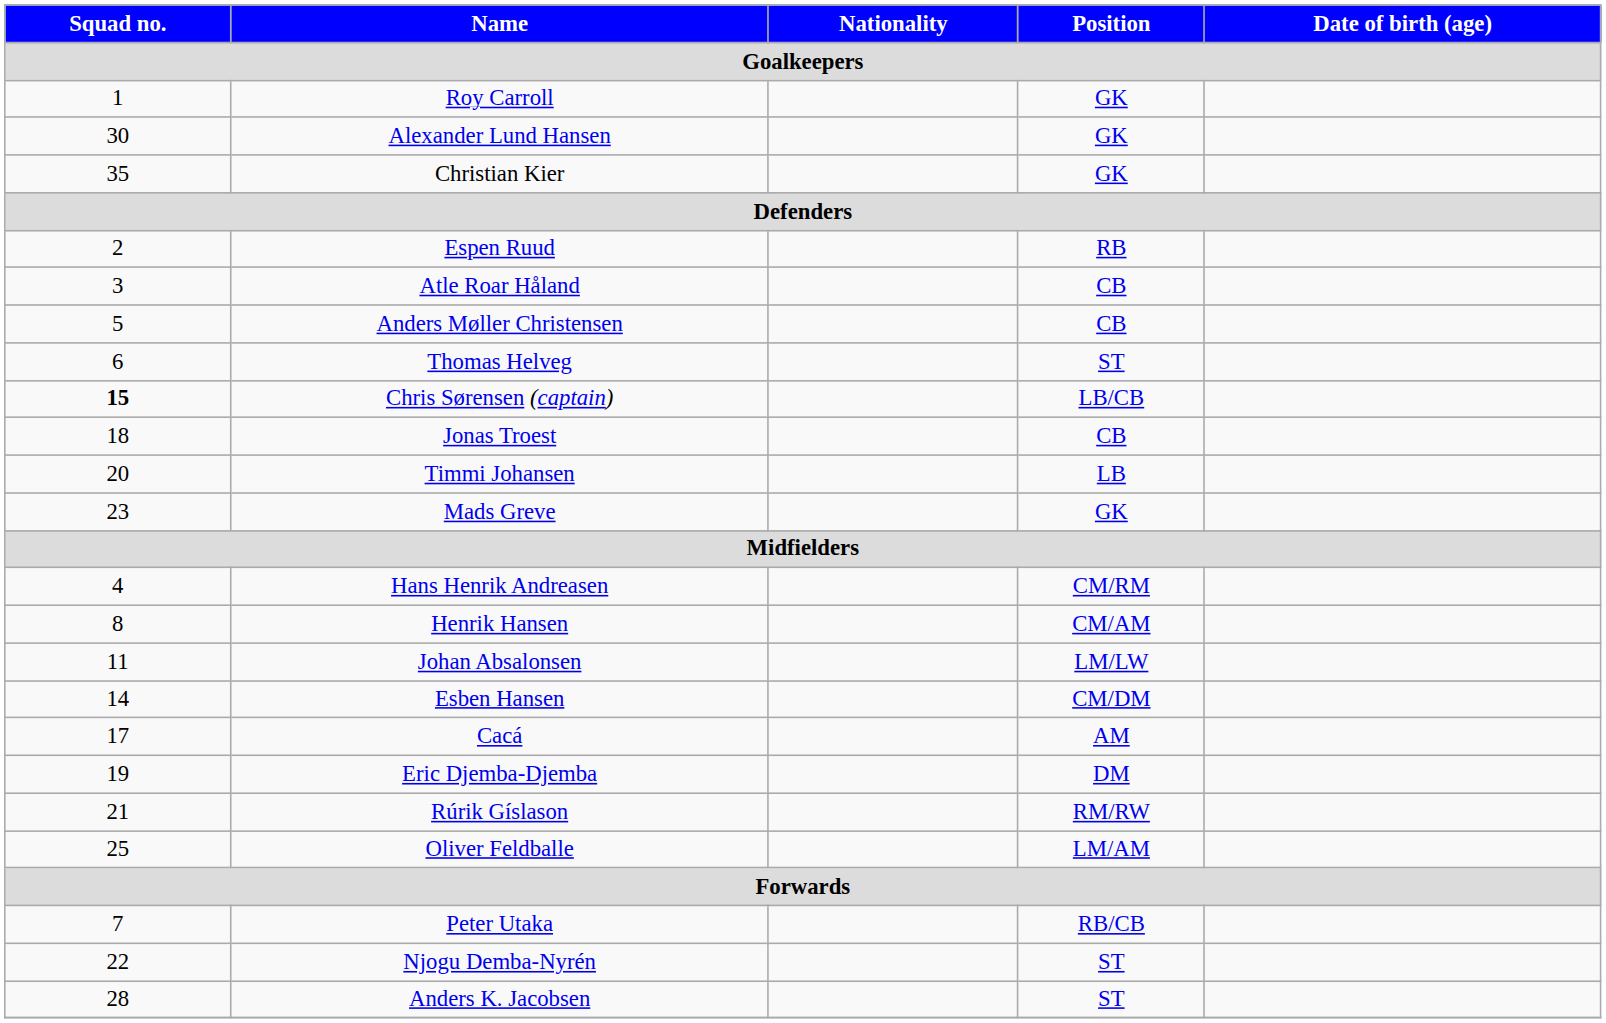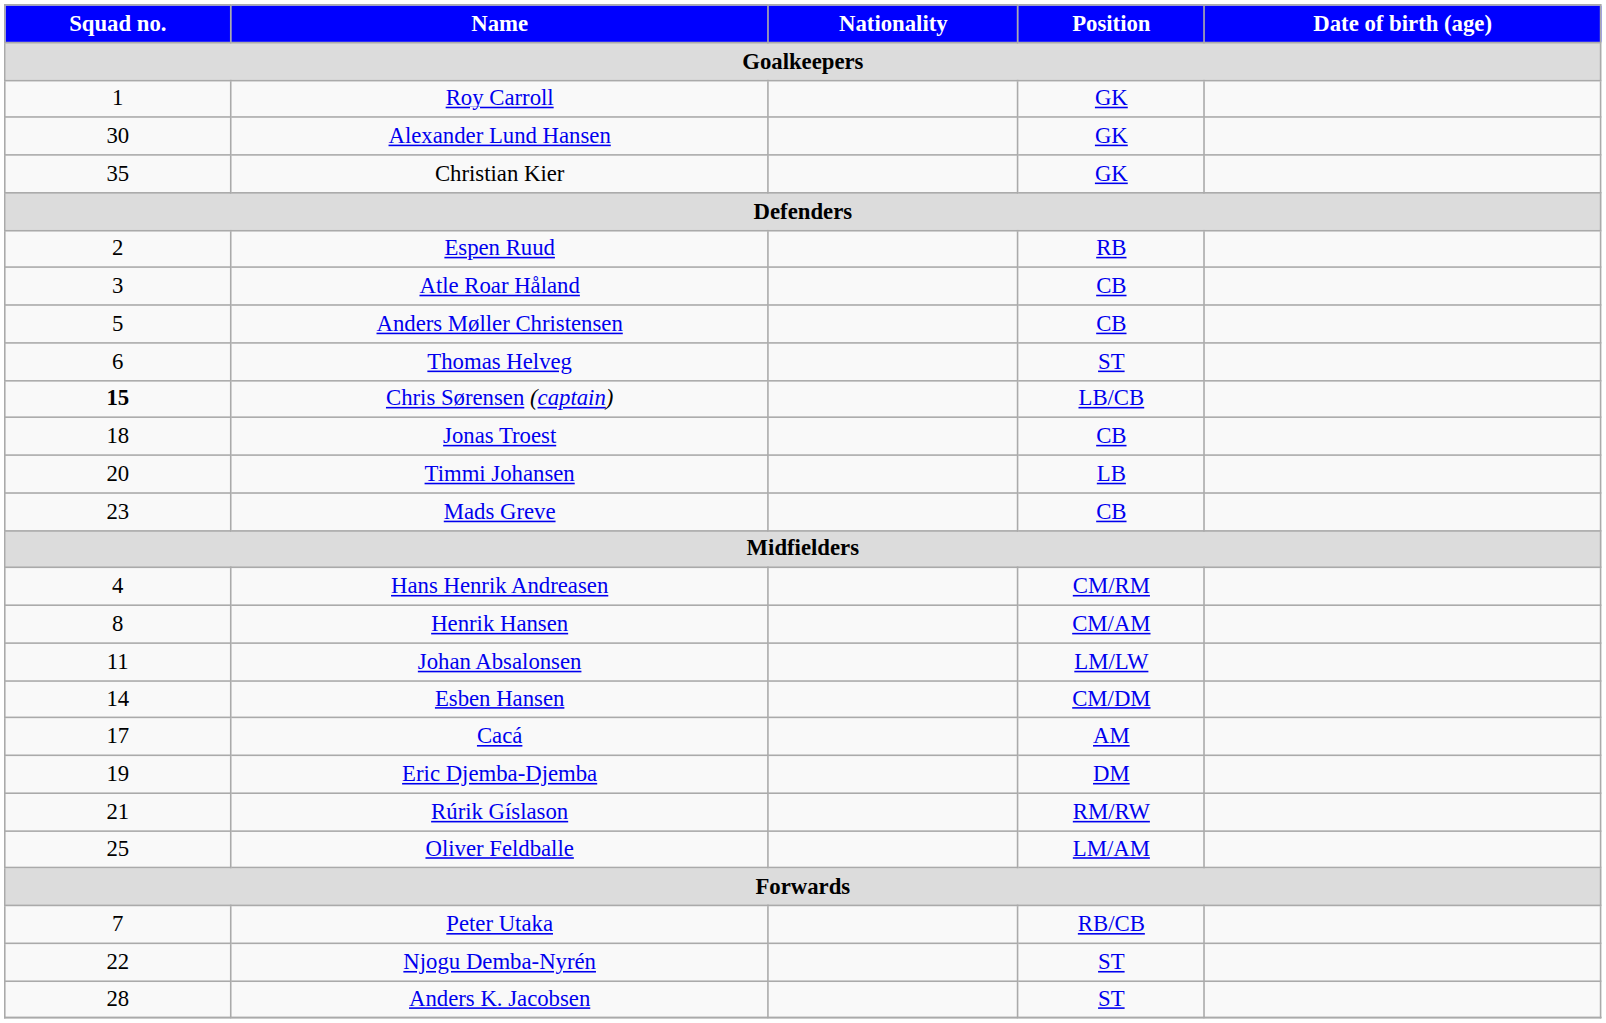(1111, 511) GK -> (1111, 511) CB
